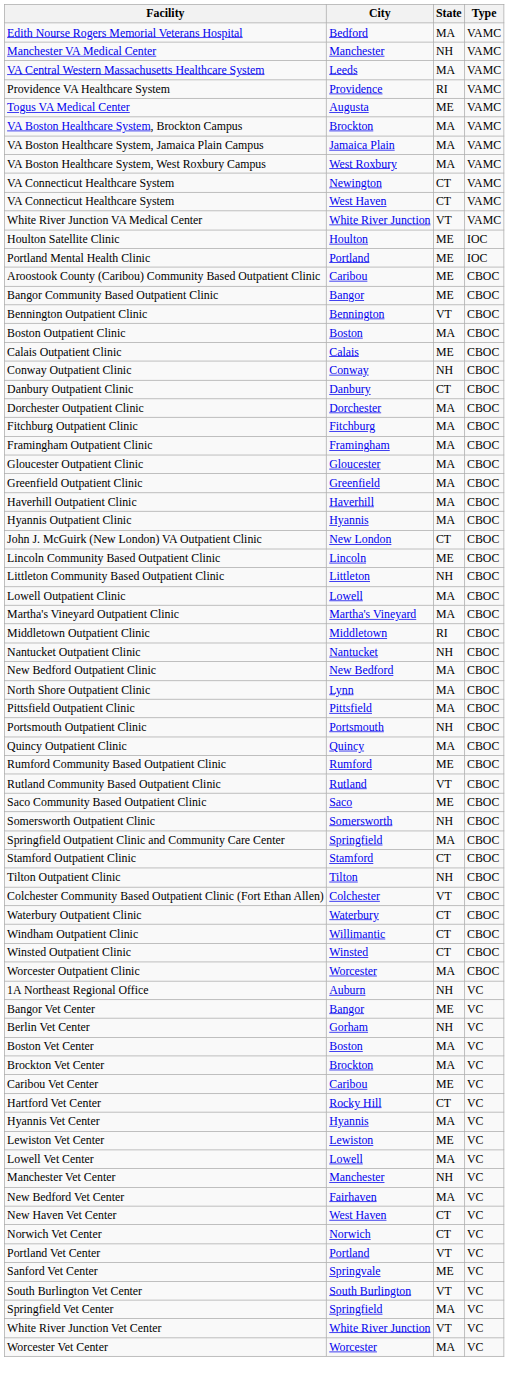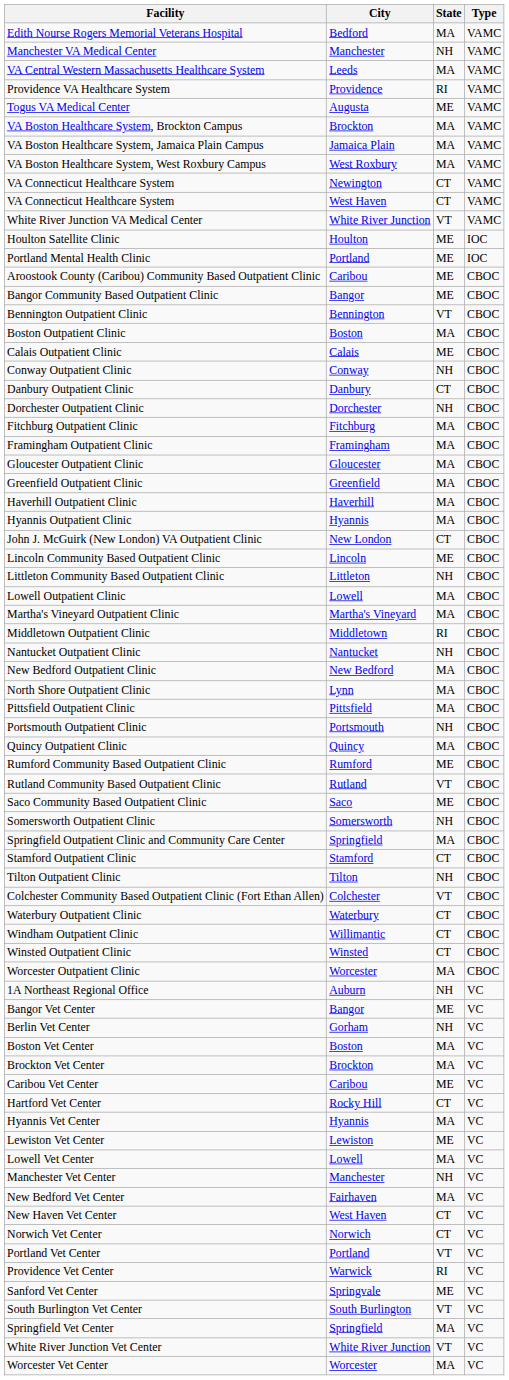(446, 408) MA -> (445, 408) NH
+ row: (60, 1271)
